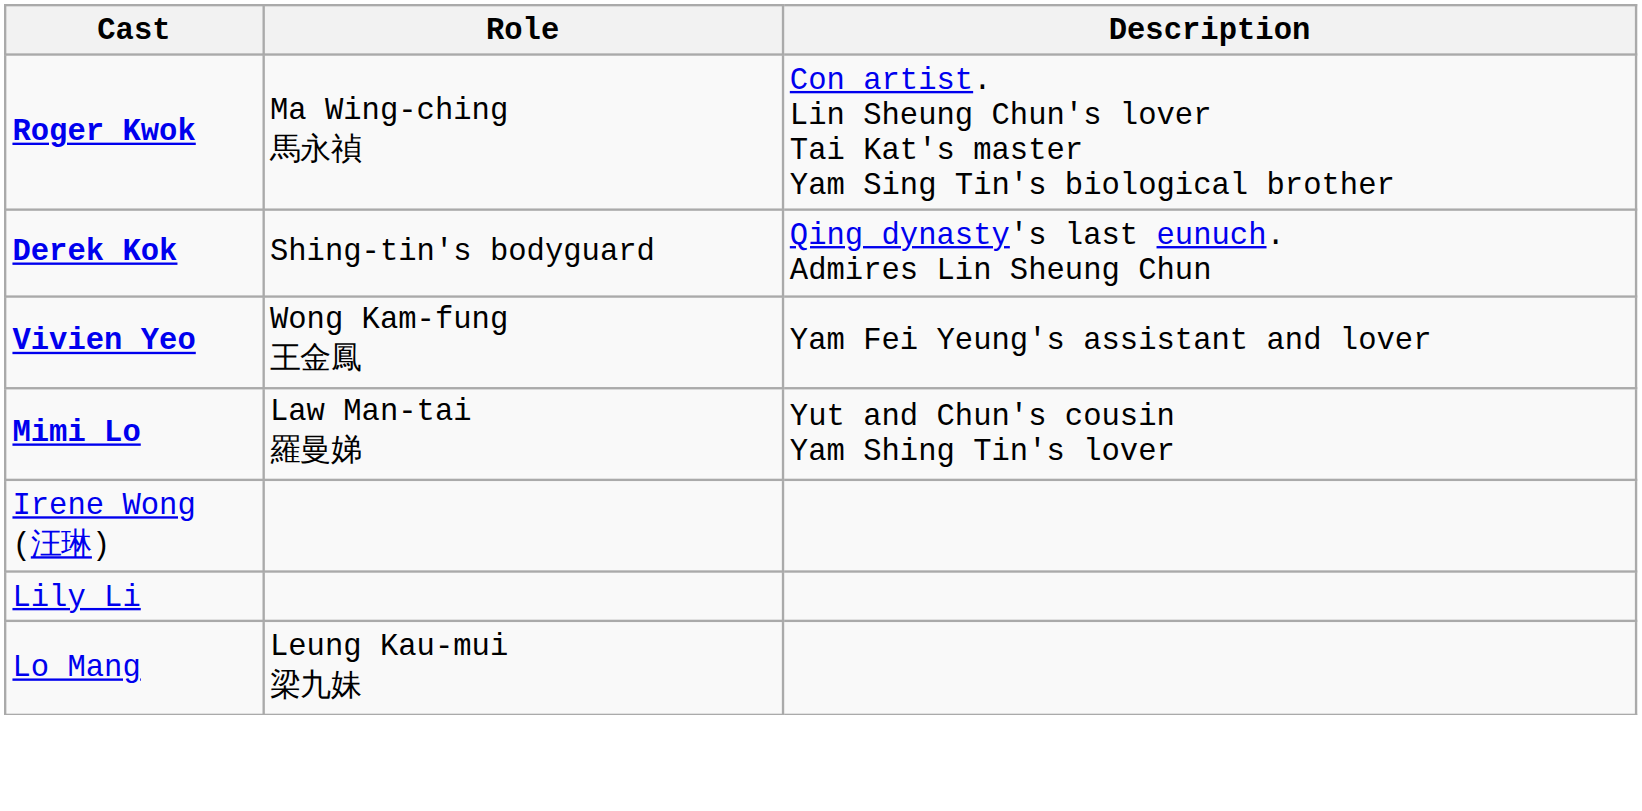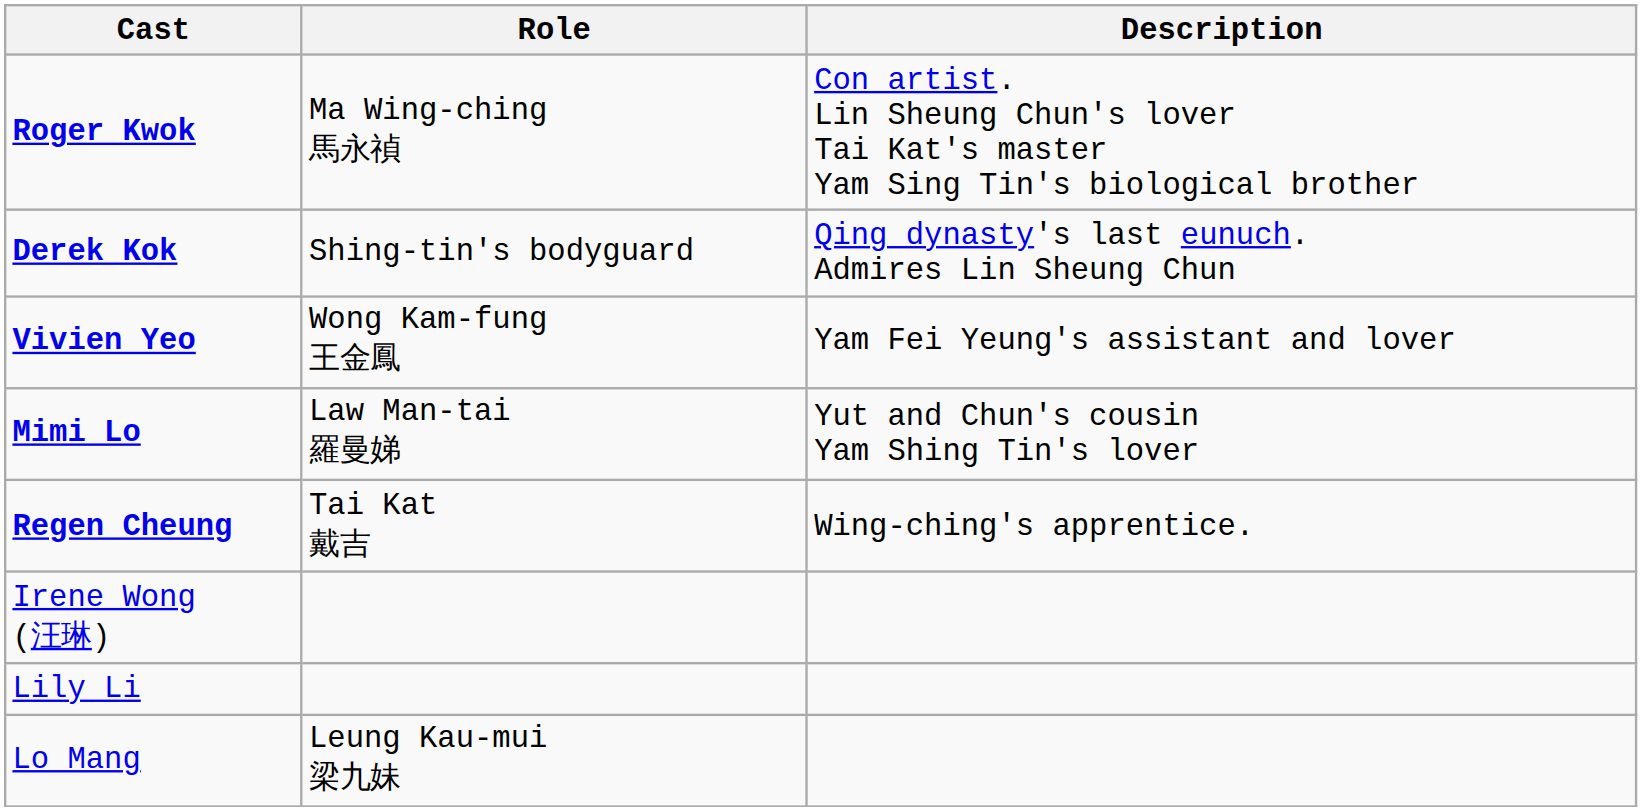+ row: (122, 526)
